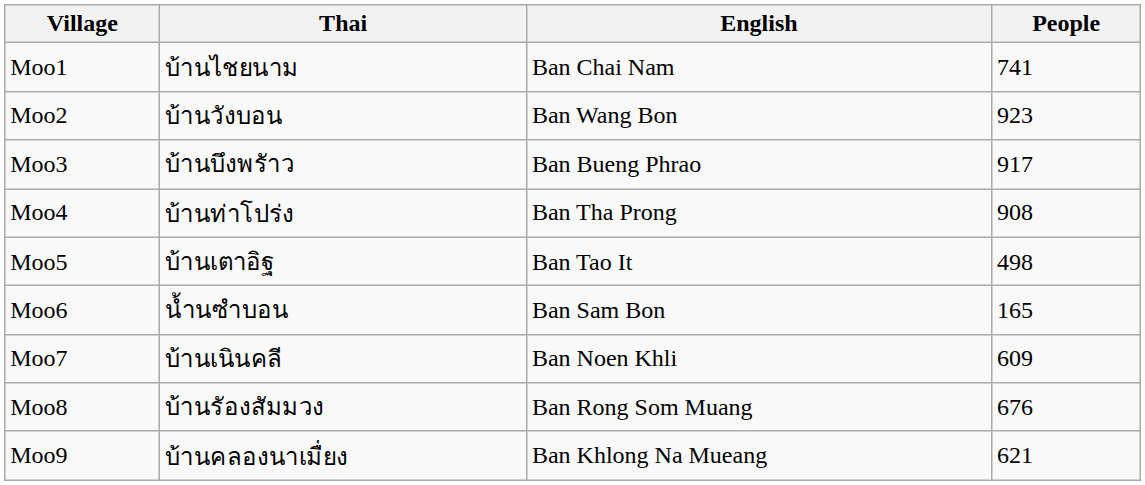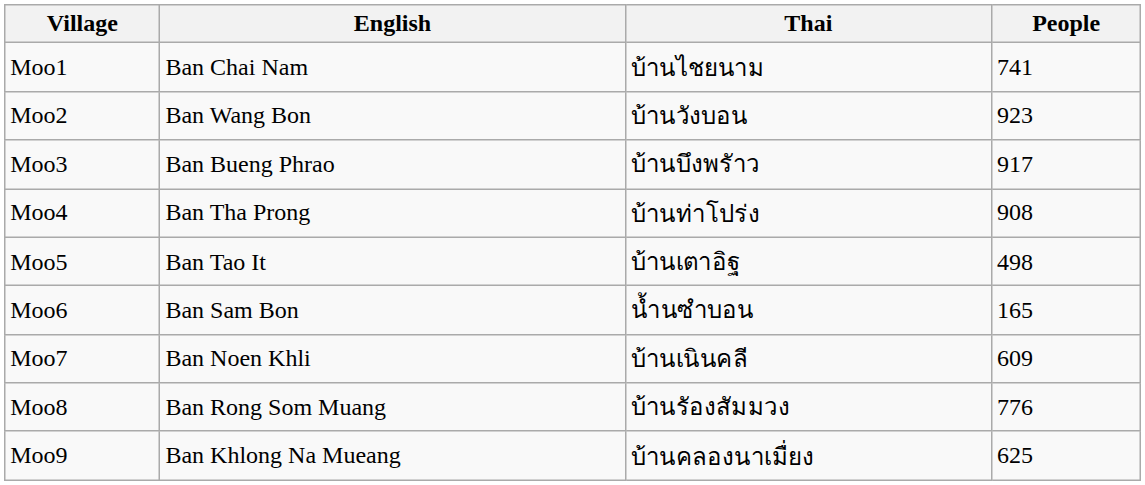columns swapped: (759, 23) <-> (343, 23)
(1015, 406) 676 -> (1015, 406) 776
(1015, 455) 621 -> (1015, 455) 625
